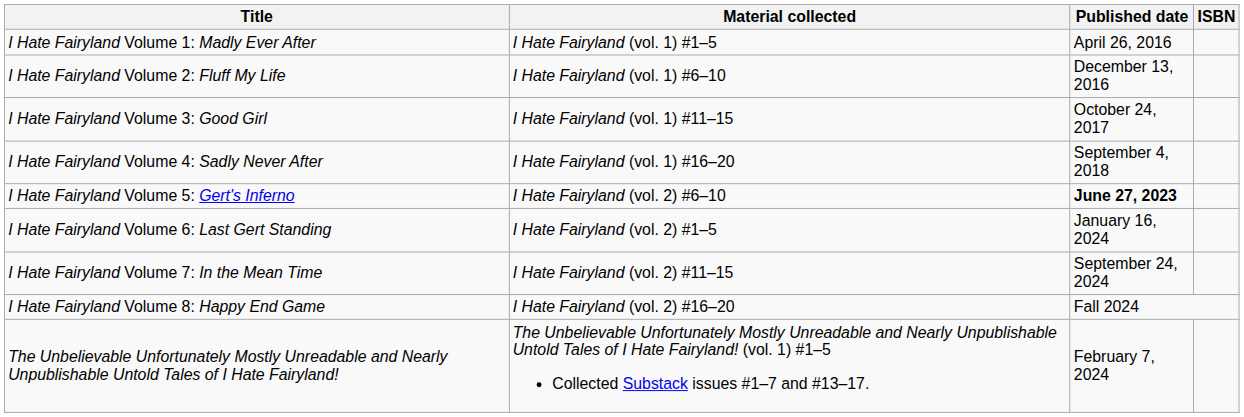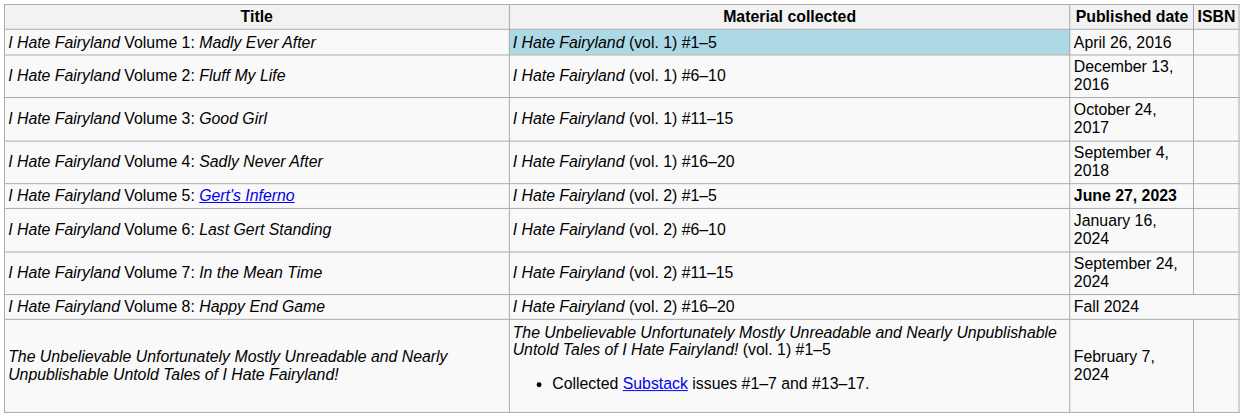(615, 42) no background -> (615, 42) lightblue background
(619, 196) I Hate Fairyland (vol. 2) #6–10 -> (615, 196) I Hate Fairyland (vol. 2) #1–5
(615, 230) I Hate Fairyland (vol. 2) #1–5 -> (619, 230) I Hate Fairyland (vol. 2) #6–10
